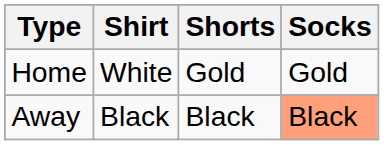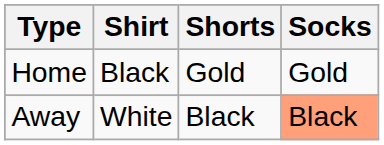(136, 71) White -> (135, 71) Black
(135, 116) Black -> (136, 116) White
